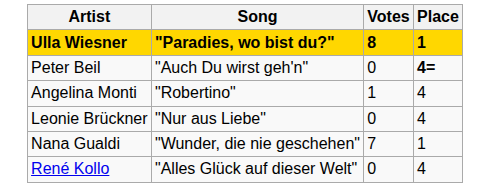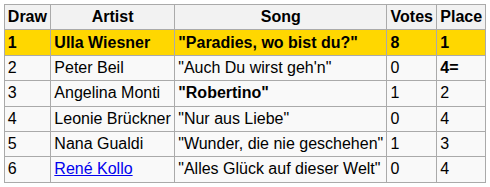+ column: (27, 17)
(195, 93) normal -> (224, 93) bold
(422, 93) 4 -> (445, 93) 2
(372, 144) 7 -> (395, 144) 1
(422, 144) 1 -> (445, 144) 3
